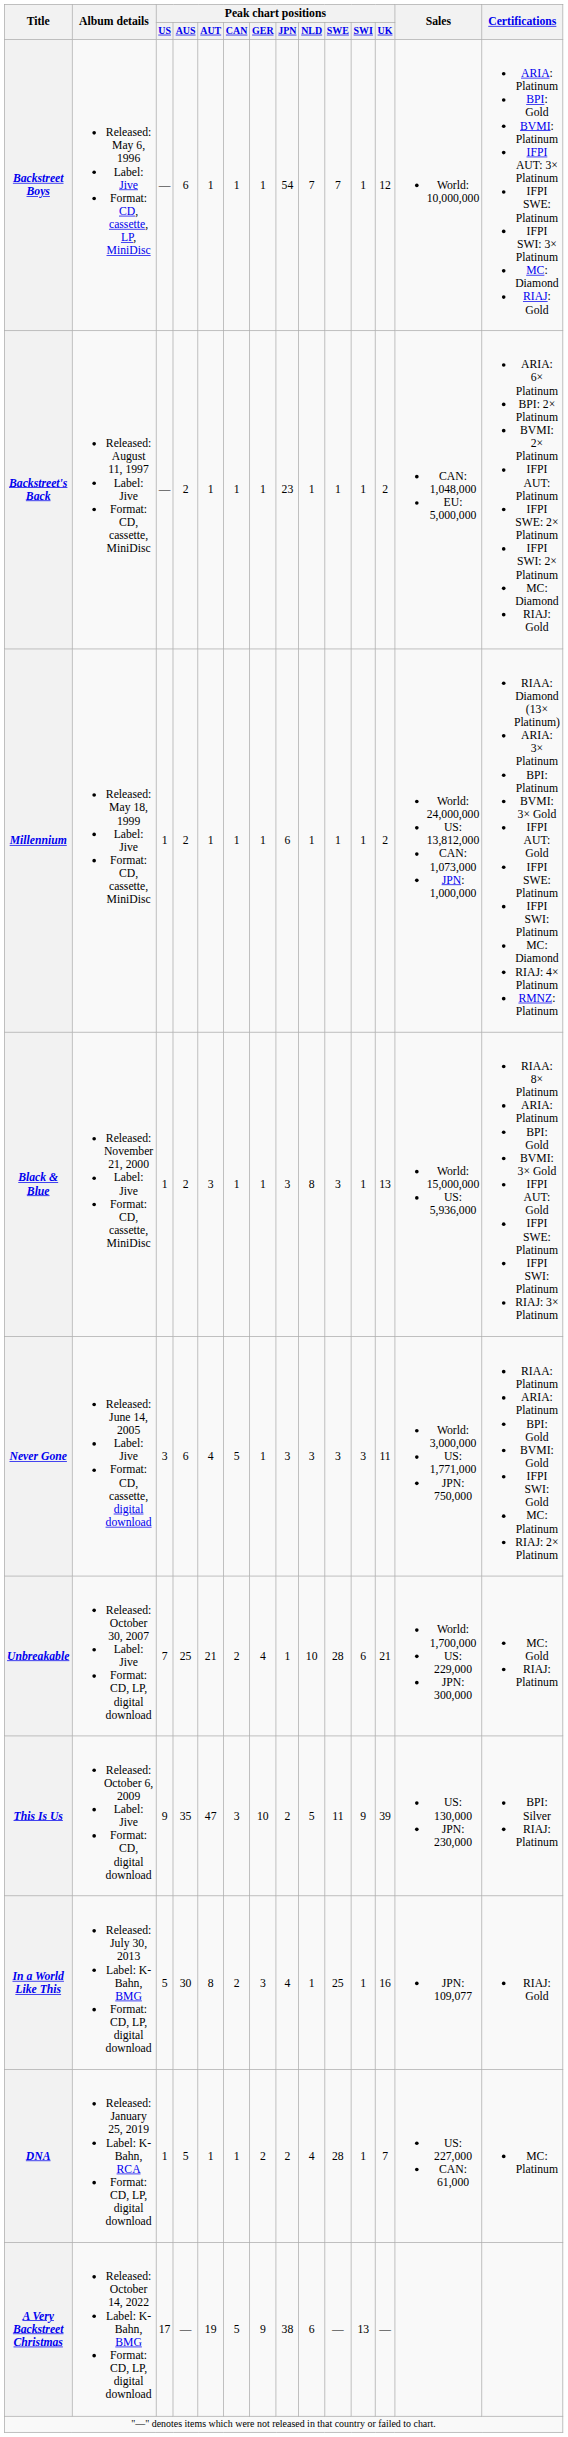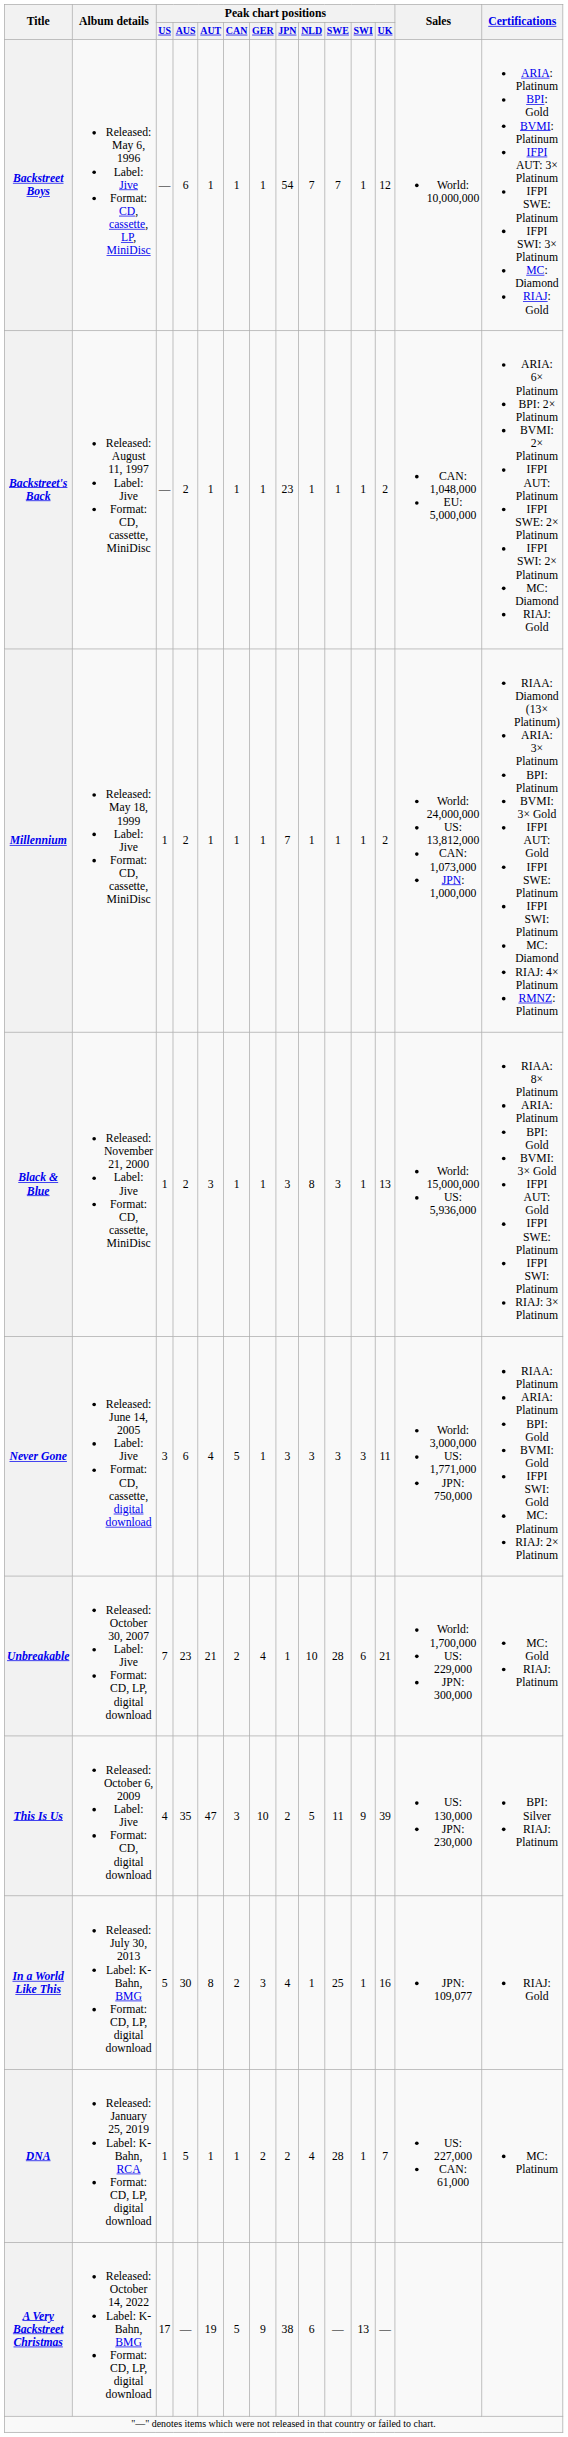(287, 840) 6 -> (287, 840) 7
(186, 1656) 25 -> (186, 1656) 23
(165, 1816) 9 -> (165, 1816) 4
